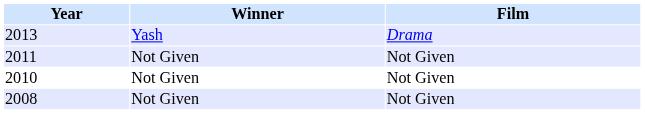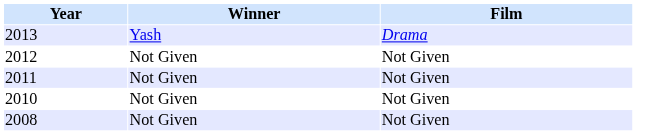+ row: (21, 56)
